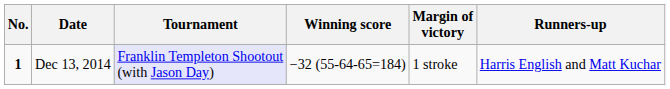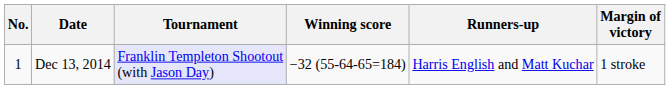columns swapped: (443, 24) <-> (570, 24)
(18, 64) bold -> (18, 64) normal
